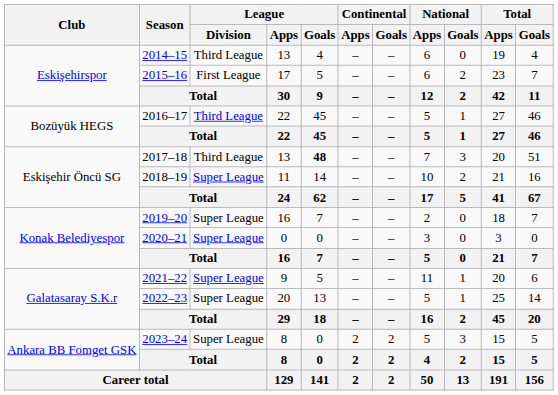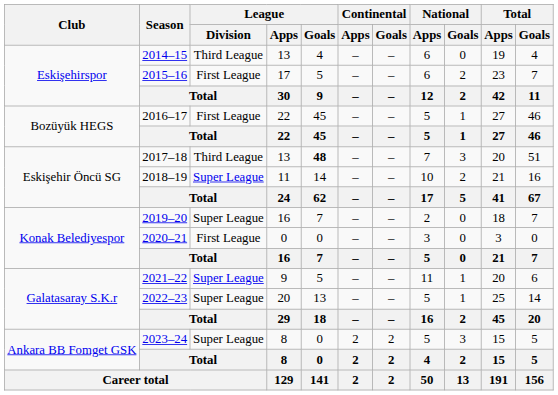(228, 116) Third League -> (228, 116) First League
(228, 237) Super League -> (228, 237) First League
